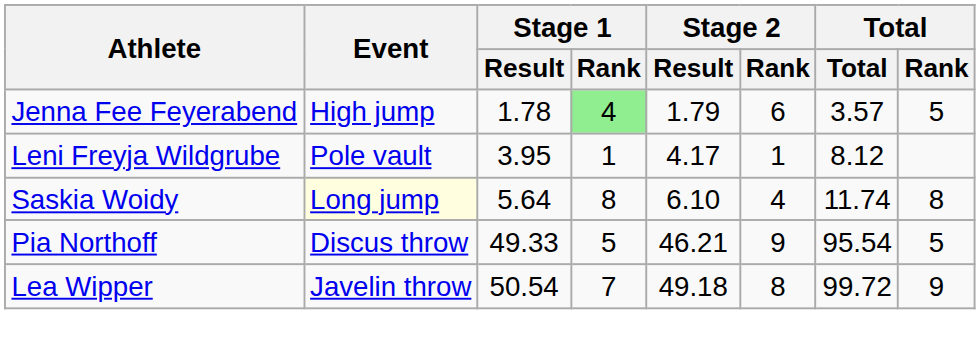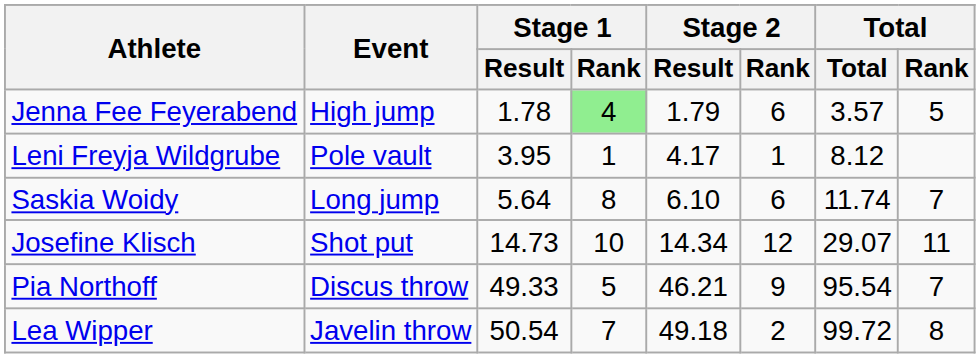(375, 199) lightyellow background -> (375, 199) no background
(778, 199) 4 -> (778, 199) 6
(937, 199) 8 -> (937, 199) 7
+ row: (104, 243)
(937, 243) 5 -> (937, 287) 7
(778, 287) 8 -> (778, 330) 2
(937, 287) 9 -> (937, 330) 8
